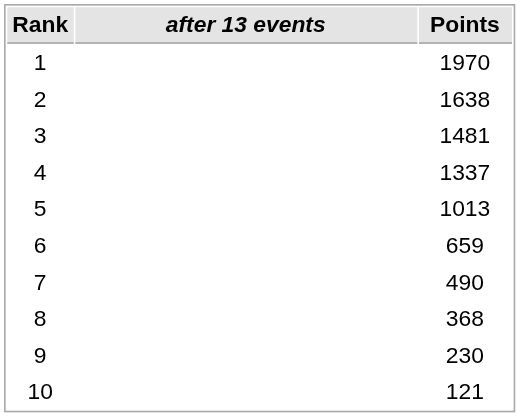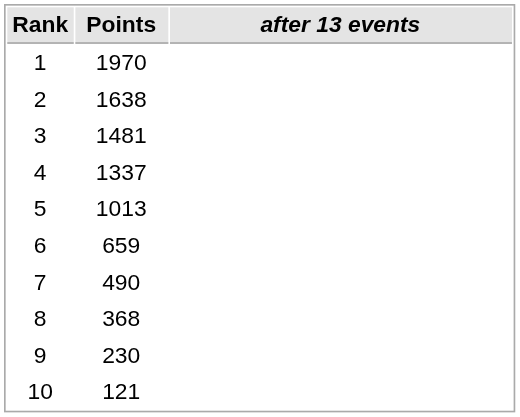columns swapped: (246, 25) <-> (465, 25)
